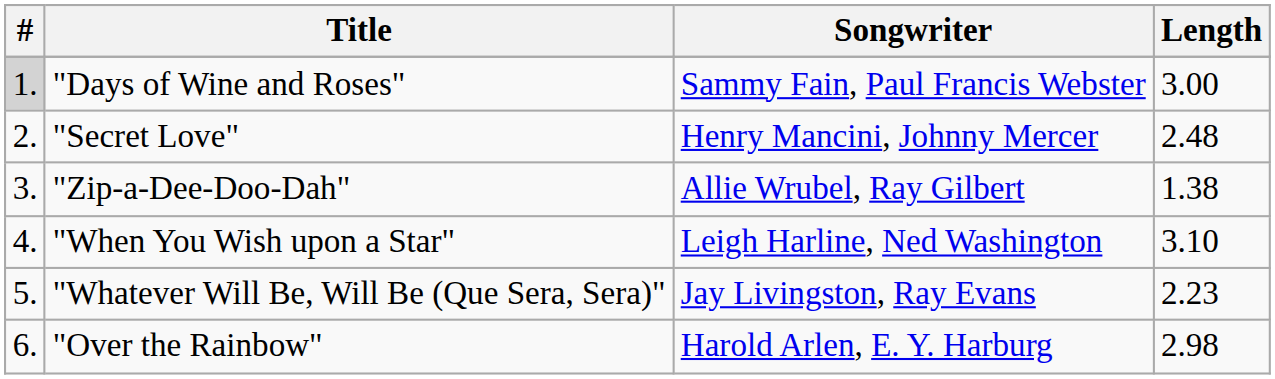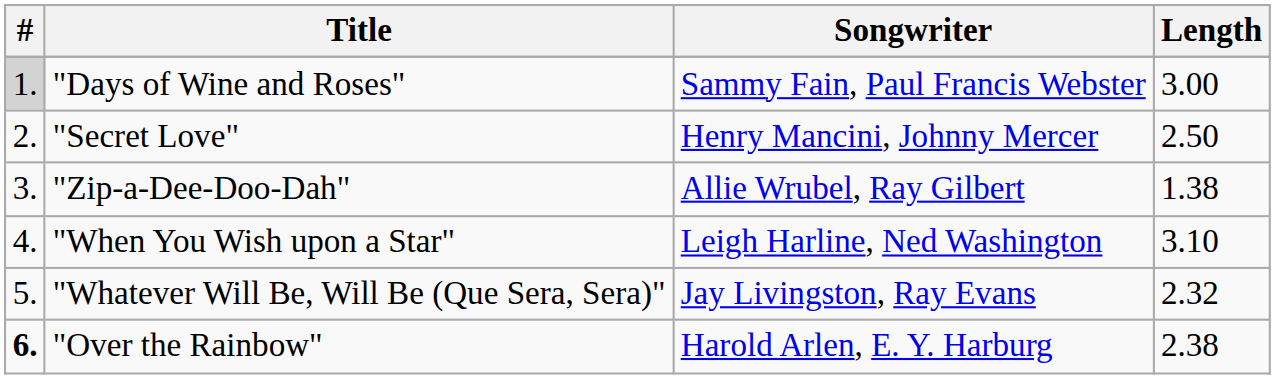(1190, 135) 2.48 -> (1190, 135) 2.50
(1190, 293) 2.23 -> (1190, 293) 2.32
(25, 345) normal -> (25, 345) bold
(1190, 345) 2.98 -> (1190, 345) 2.38
